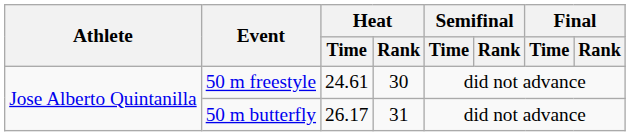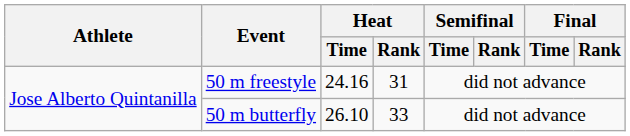(347, 82) 24.61 -> (347, 82) 24.16
(399, 82) 30 -> (399, 82) 31
(347, 114) 26.17 -> (347, 114) 26.10
(399, 114) 31 -> (399, 114) 33
